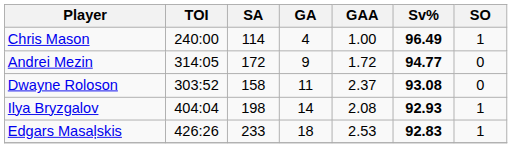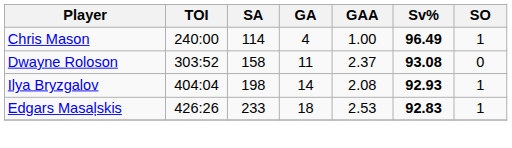- row: (50, 62)
